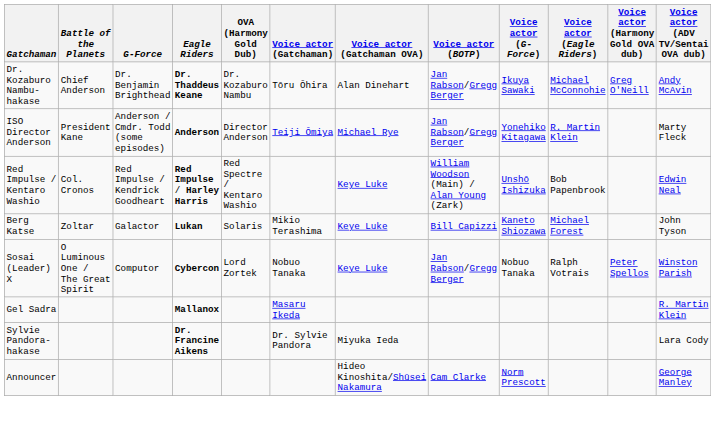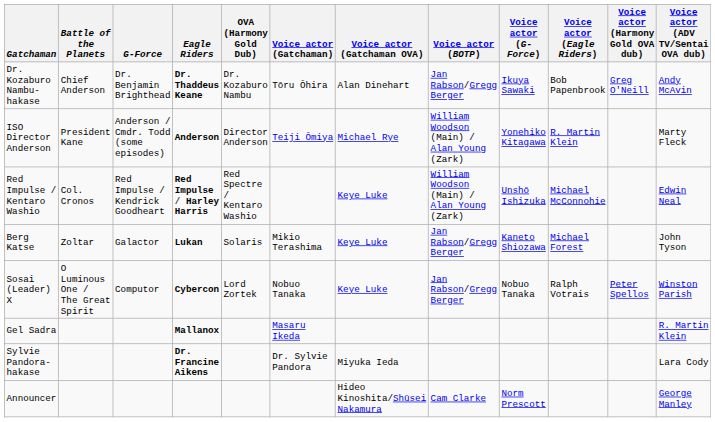(578, 85) Michael McConnohie -> (578, 85) Bob Papenbrook
(464, 132) Jan Rabson/Gregg Berger -> (458, 138) William Woodson (Main) / Alan Young (Zark)
(578, 185) Bob Papenbrook -> (578, 195) Michael McConnohie
(464, 226) Bill Capizzi -> (464, 242) Jan Rabson/Gregg Berger
